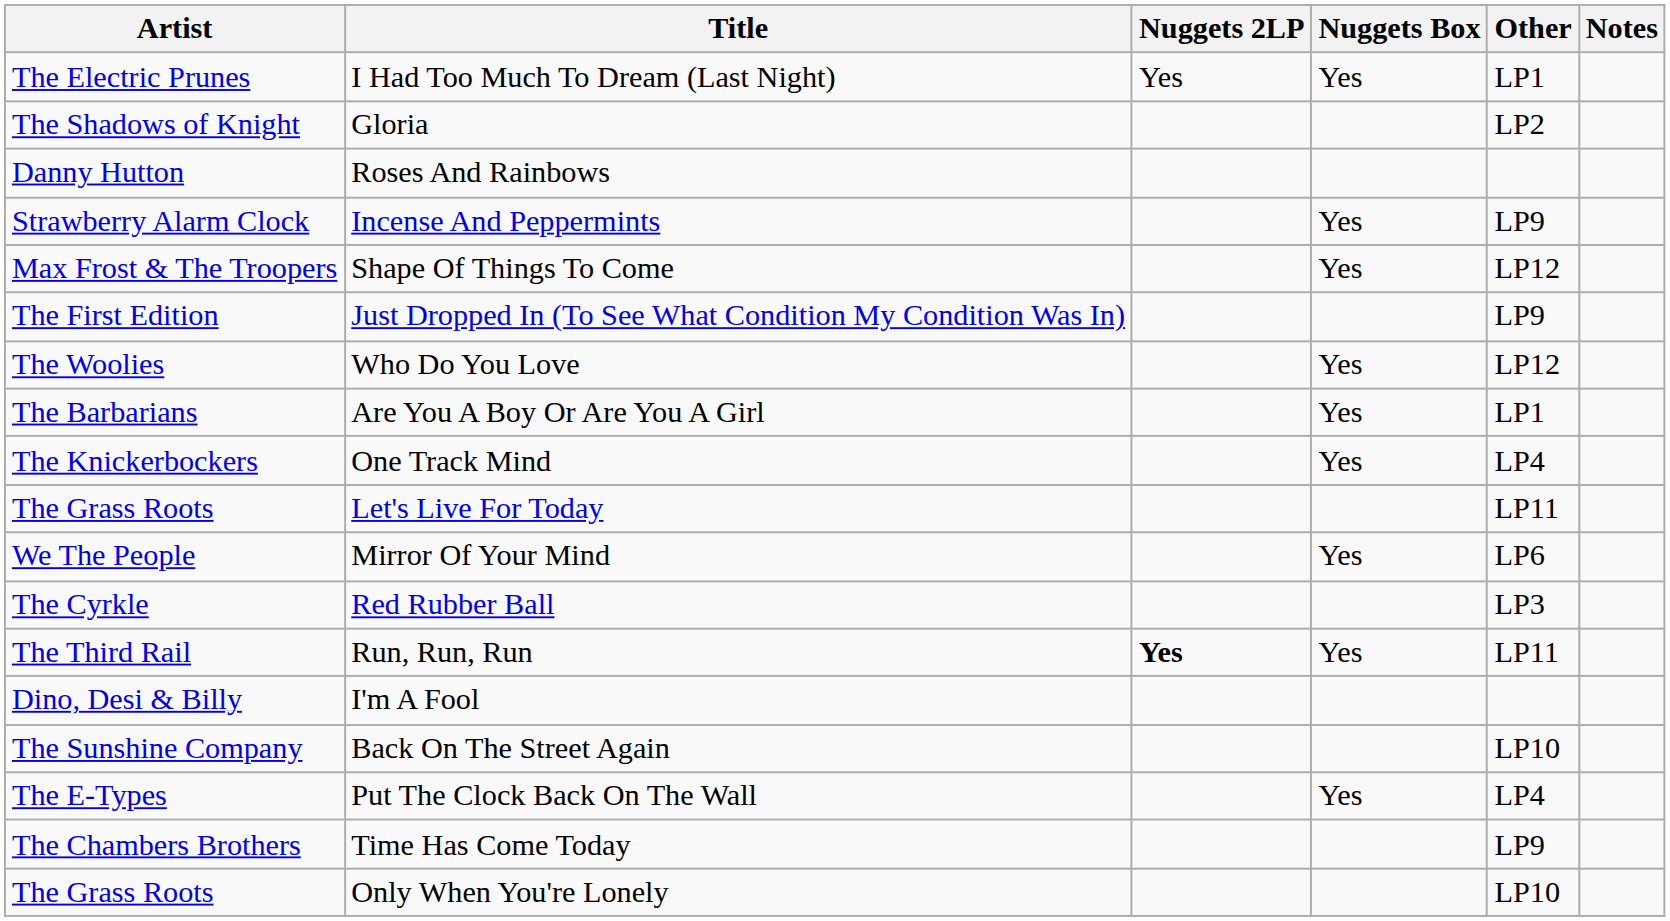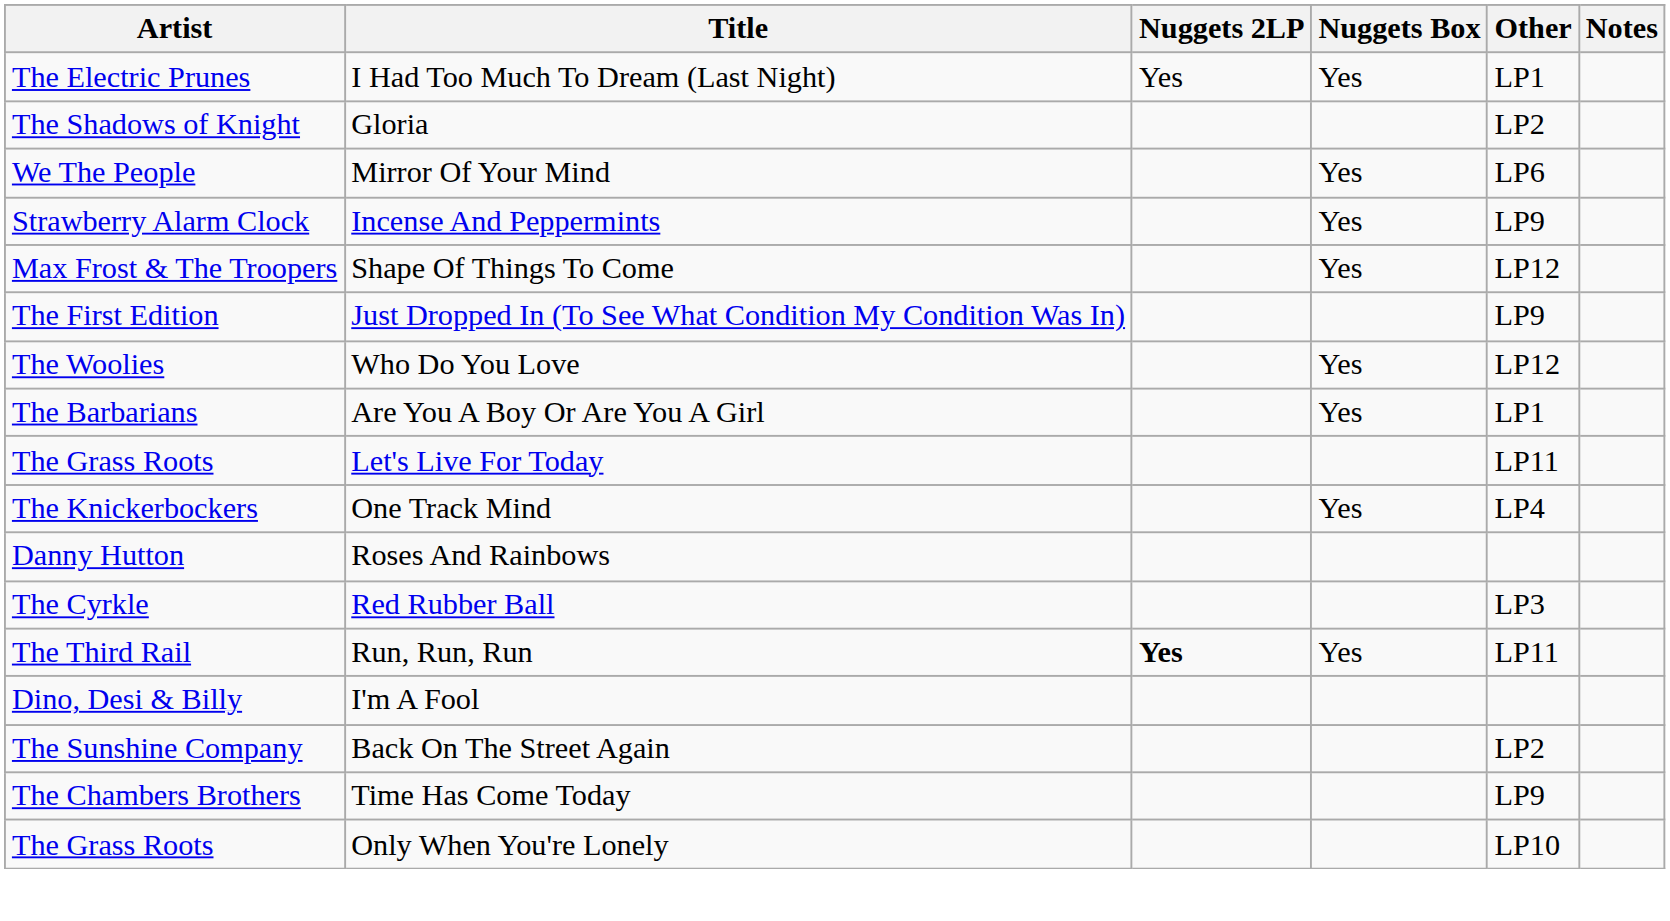rows swapped: (481, 556) <-> (481, 172)
rows swapped: (451, 460) <-> (477, 508)
(1527, 747) LP10 -> (1520, 747) LP2
- row: (554, 795)
